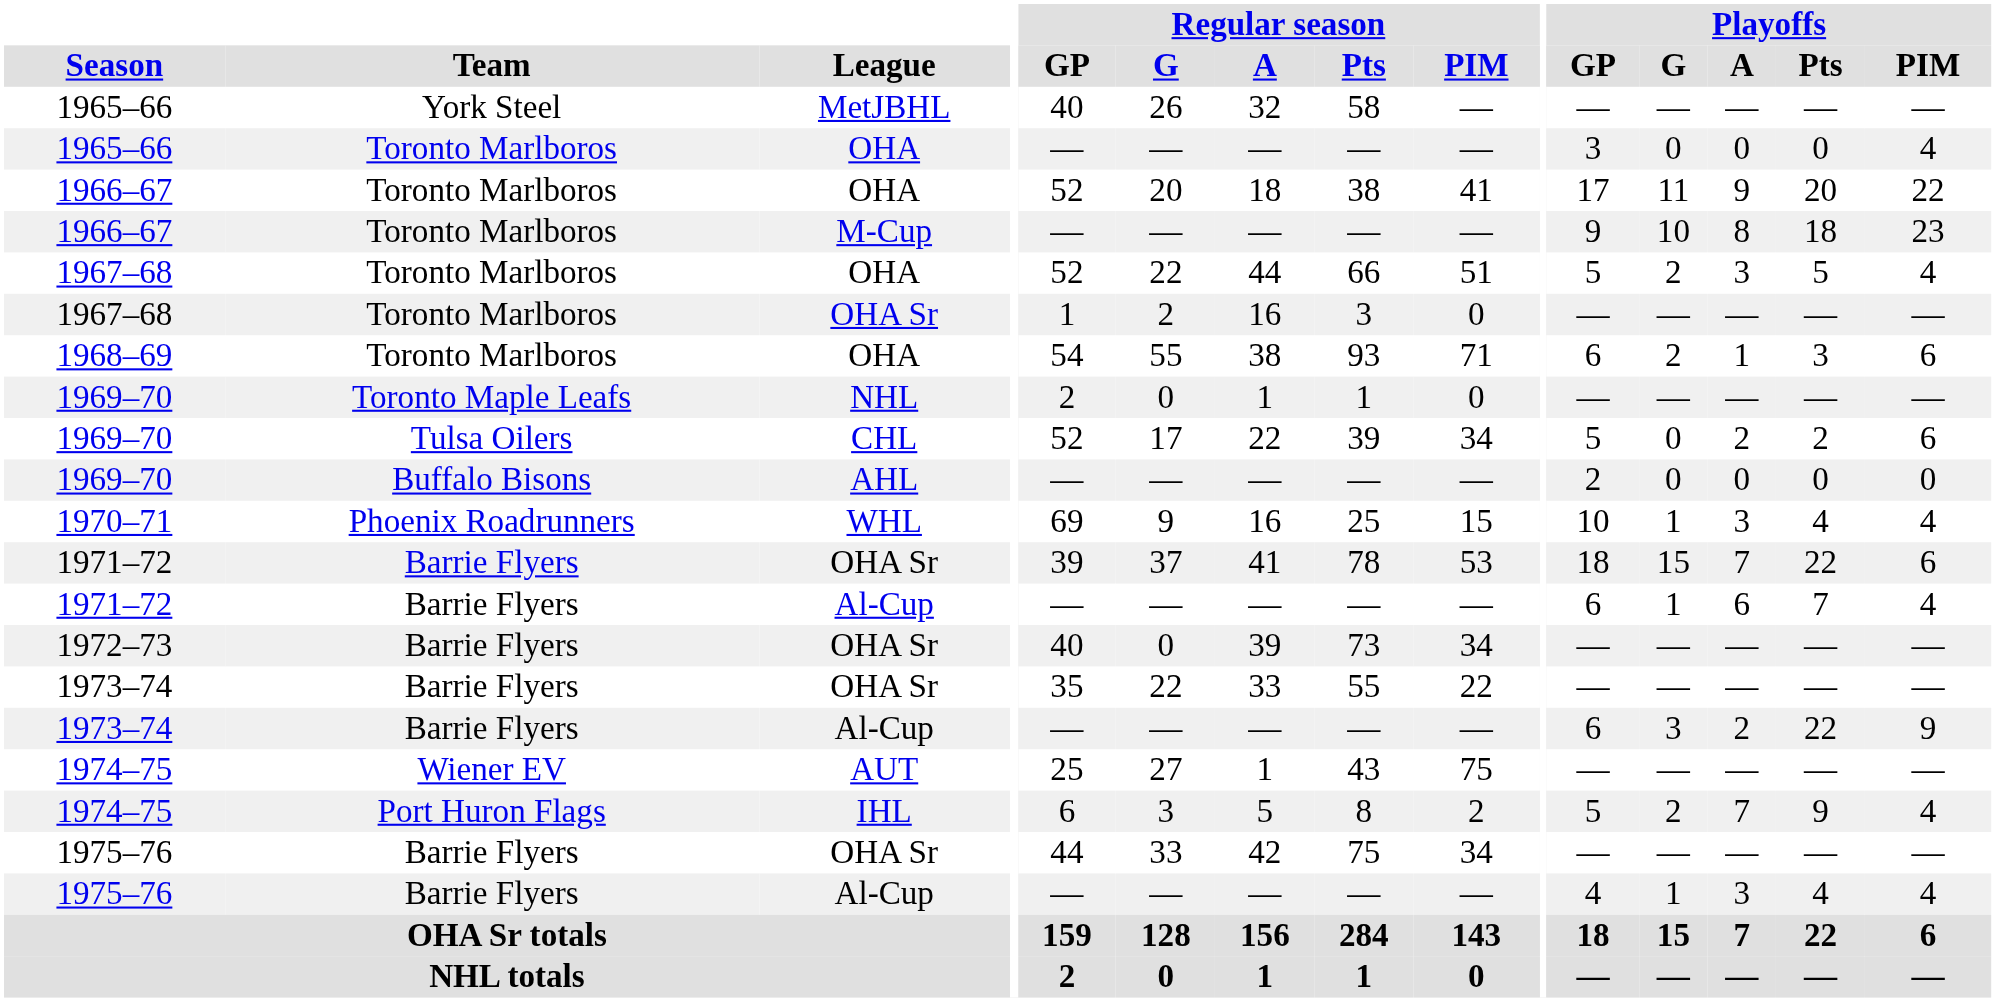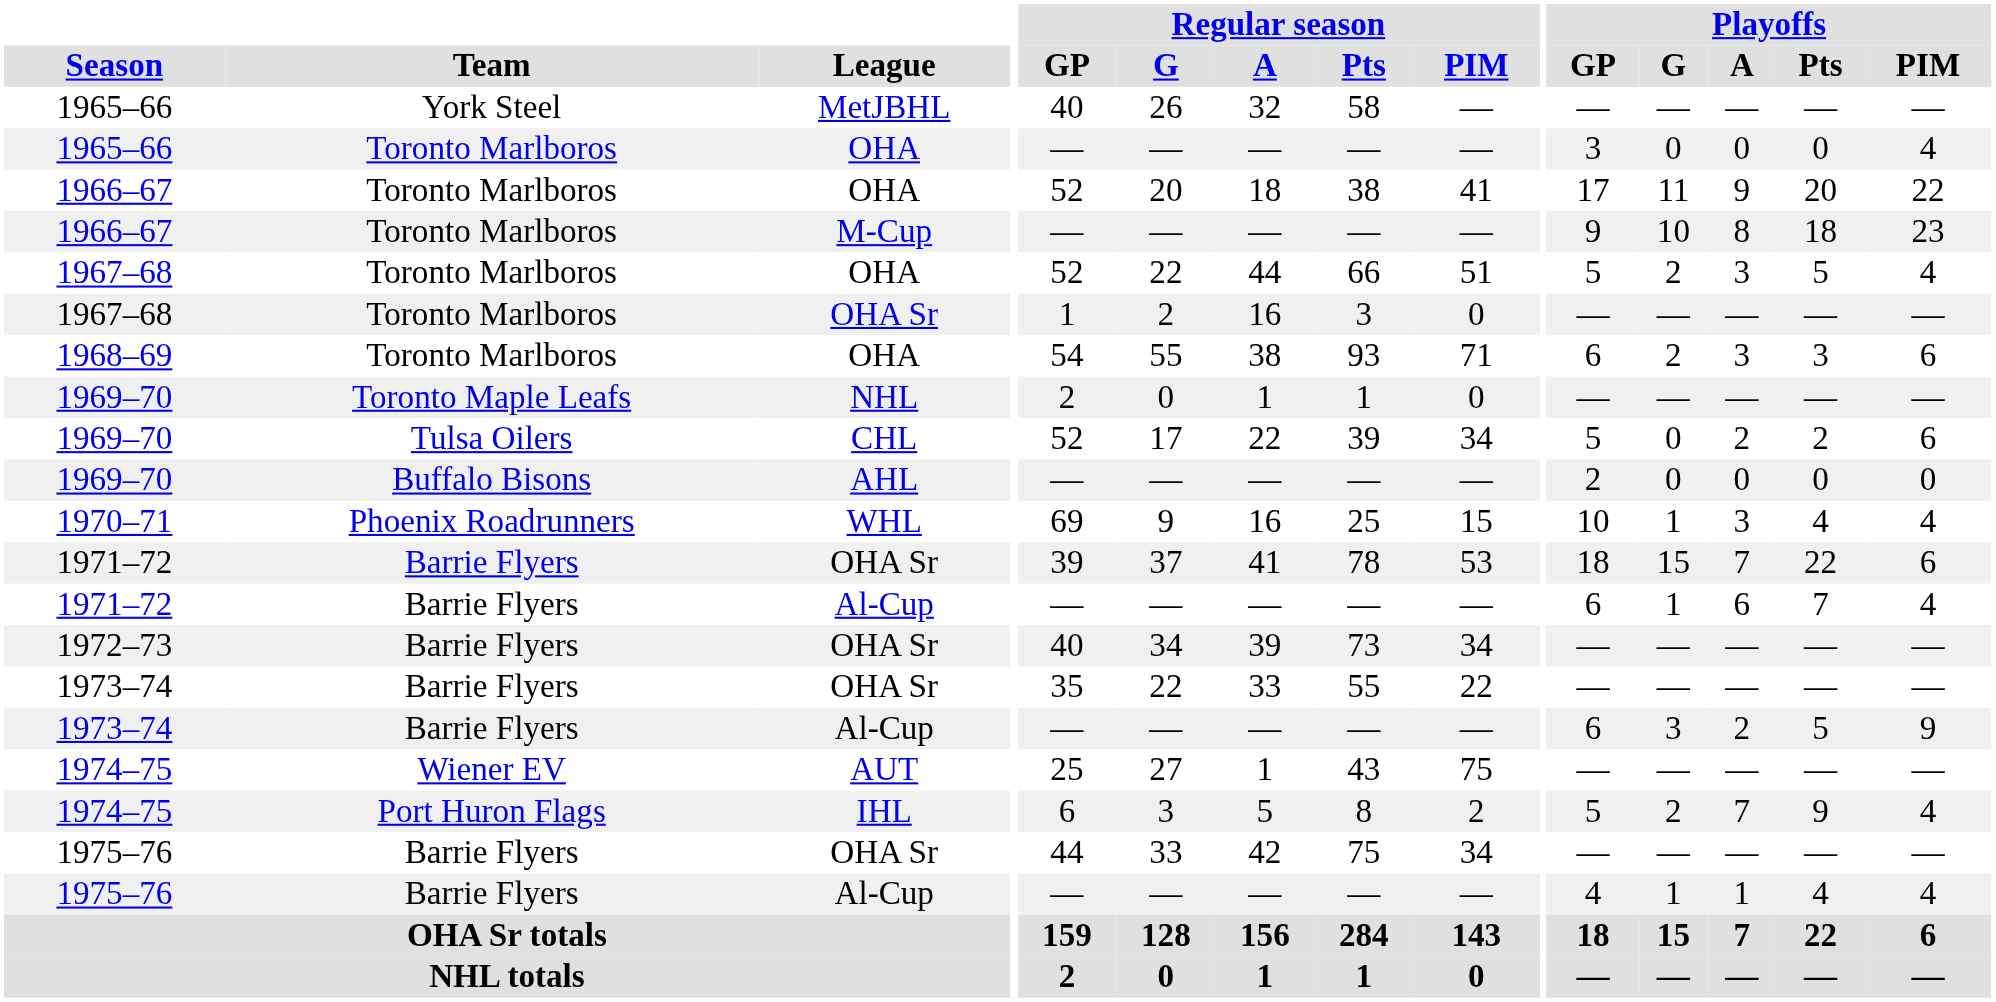(1742, 355) 1 -> (1742, 355) 3
(1166, 645) 0 -> (1166, 645) 34
(1821, 727) 22 -> (1821, 727) 5
(1742, 893) 3 -> (1742, 893) 1
